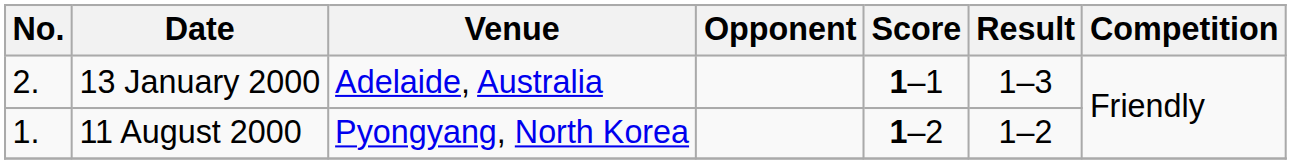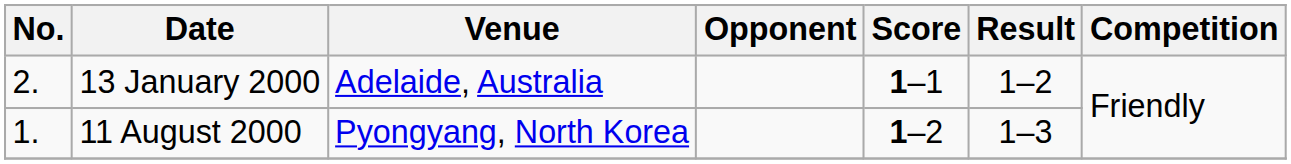(1026, 81) 1–3 -> (1026, 81) 1–2
(1026, 132) 1–2 -> (1026, 132) 1–3
